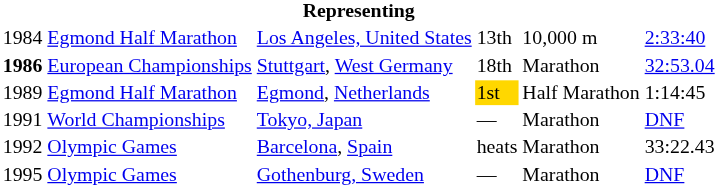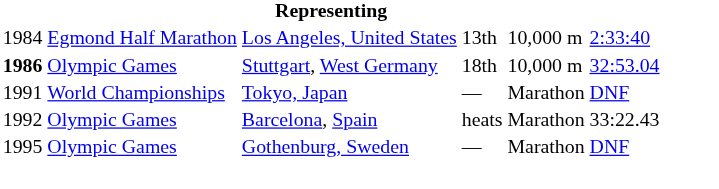(150, 65) European Championships -> (112, 65) Olympic Games
(561, 65) Marathon -> (545, 65) 10,000 m
- row: (343, 92)
